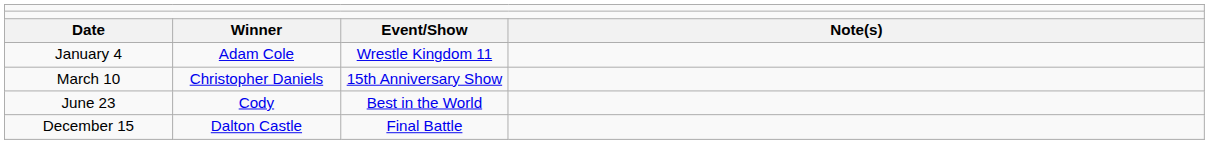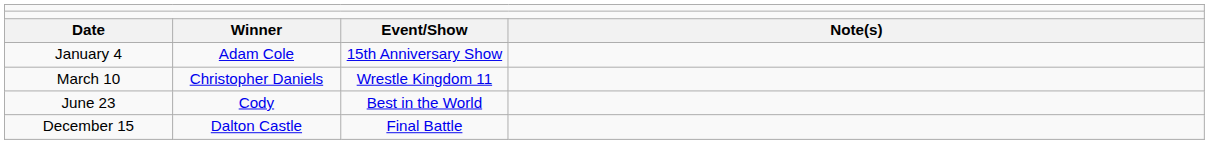(424, 54) Wrestle Kingdom 11 -> (424, 54) 15th Anniversary Show
(424, 78) 15th Anniversary Show -> (424, 78) Wrestle Kingdom 11
